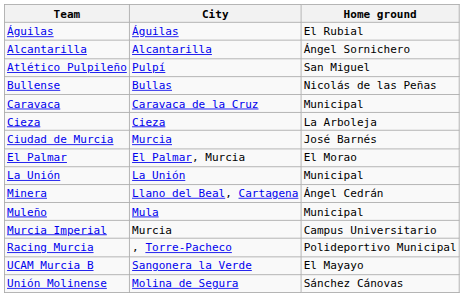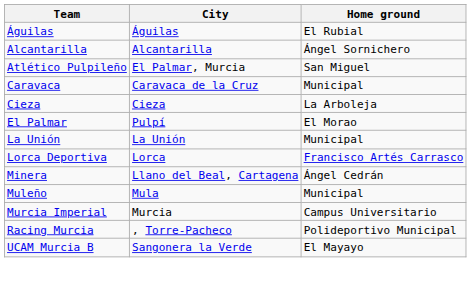(149, 67) Pulpí -> (189, 67) El Palmar, Murcia
- row: (34, 85)
- row: (60, 139)
(189, 158) El Palmar, Murcia -> (149, 121) Pulpí
+ row: (57, 158)
- row: (57, 284)
